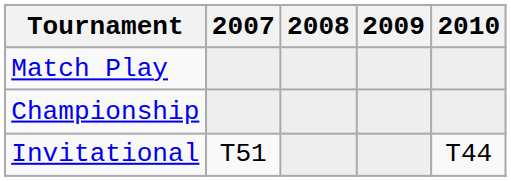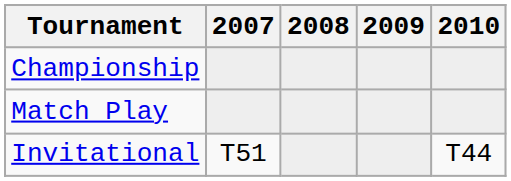rows swapped: (90, 69) <-> (105, 111)
